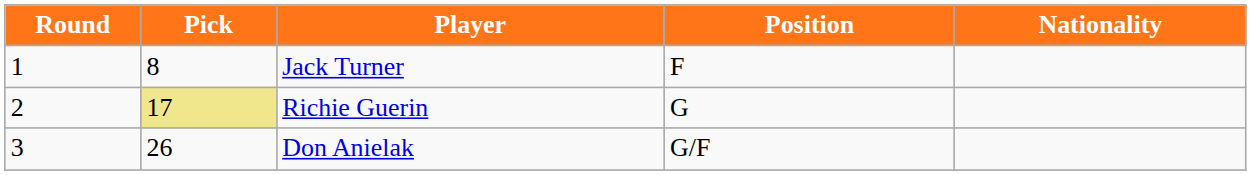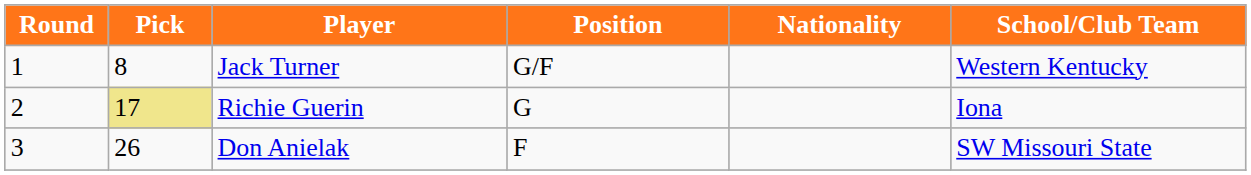+ column: (1098, 25)
(677, 66) F -> (533, 66) G/F
(690, 148) G/F -> (520, 148) F
